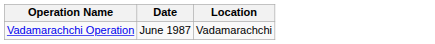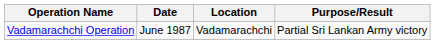+ column: (352, 13)
